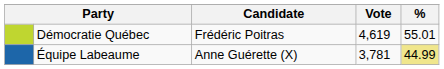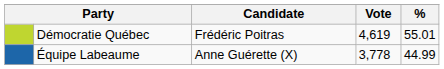(374, 54) 3,781 -> (374, 54) 3,778
(420, 54) khaki background -> (420, 54) no background
